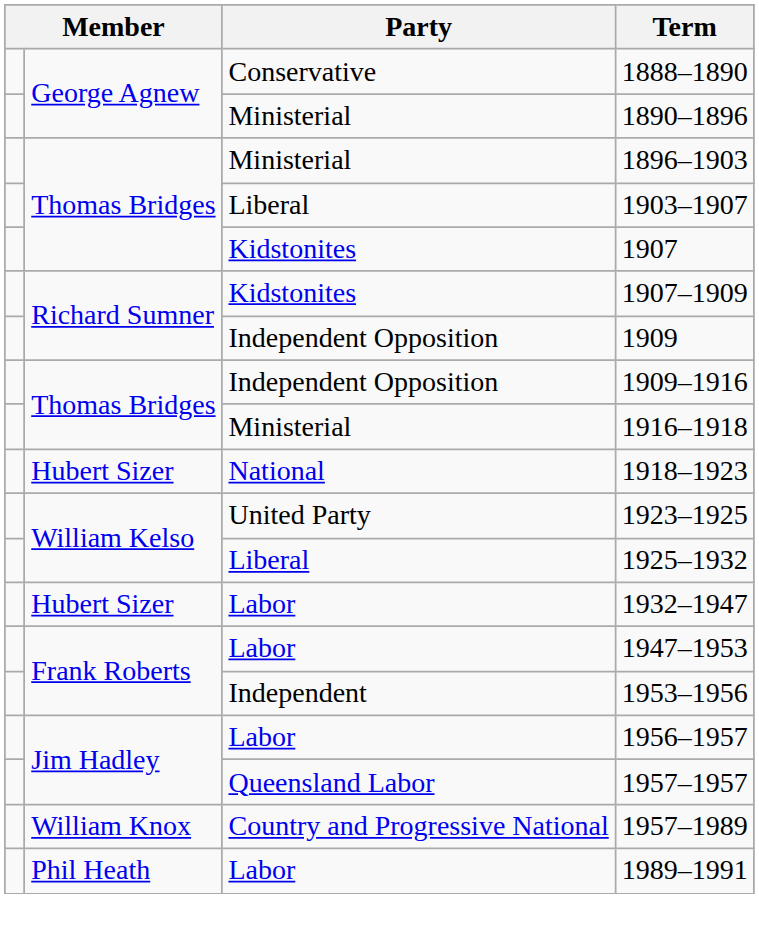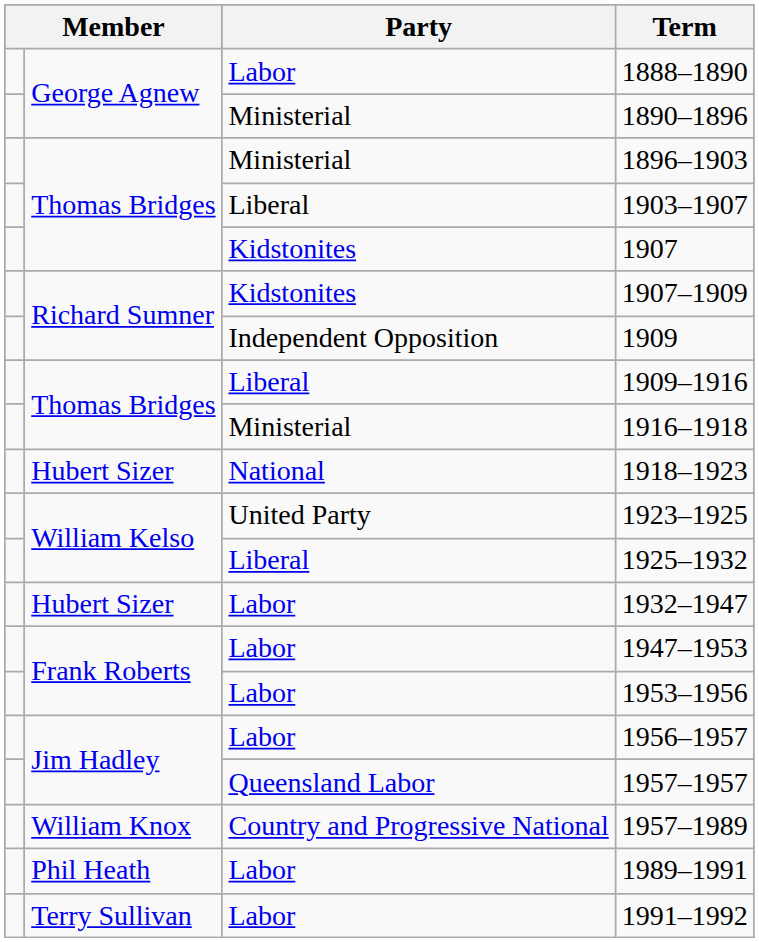(302, 71) Conservative -> (262, 71) Labor
(363, 381) Independent Opposition -> (269, 381) Liberal
(298, 692) Independent -> (262, 692) Labor
+ row: (685, 914)
